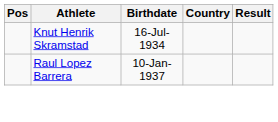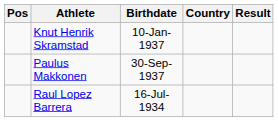(152, 38) 16-Jul-1934 -> (152, 38) 10-Jan-1937
+ row: (60, 69)
(152, 69) 10-Jan-1937 -> (152, 100) 16-Jul-1934
